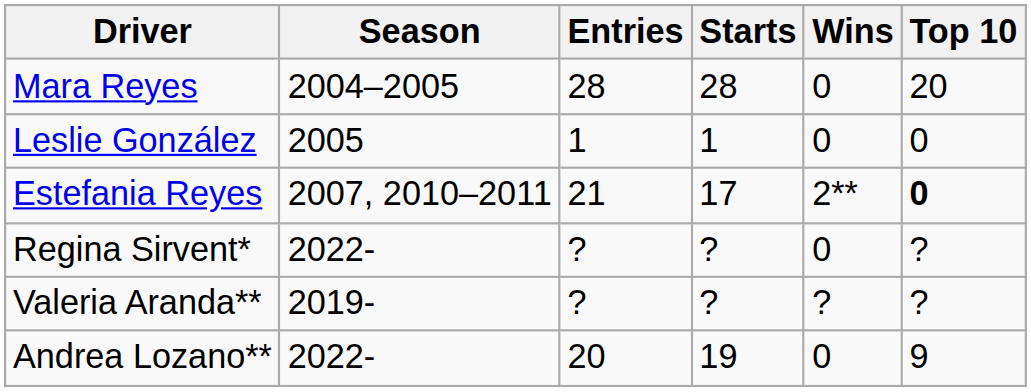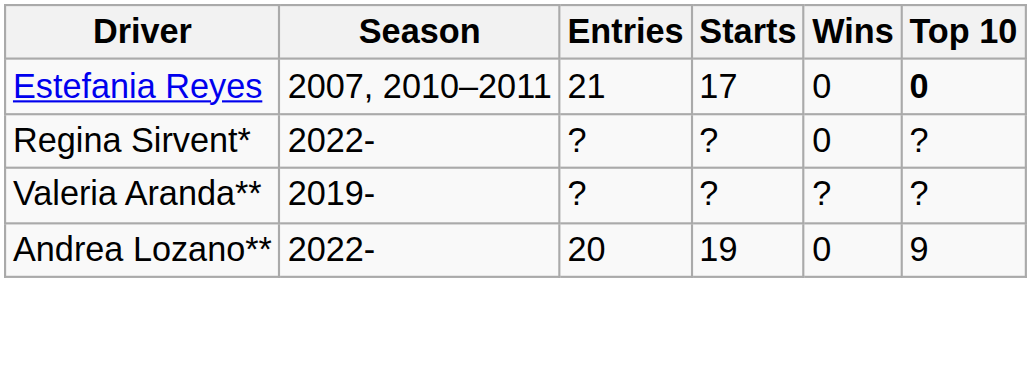- row: (105, 85)
- row: (135, 140)
(835, 194) 2** -> (822, 85) 0
